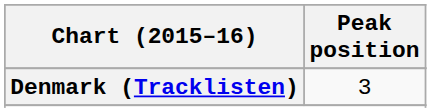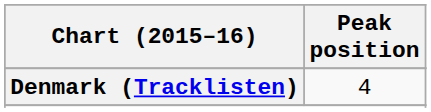(365, 87) 3 -> (365, 87) 4
